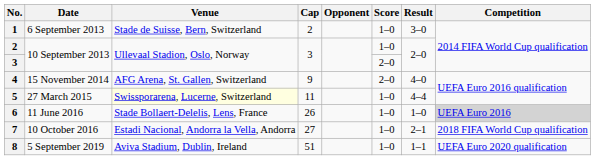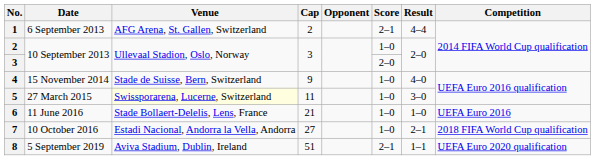(188, 29) Stade de Suisse, Bern, Switzerland -> (190, 29) AFG Arena, St. Gallen, Switzerland
(387, 29) 1–0 -> (387, 29) 2–1
(418, 29) 3–0 -> (418, 29) 4–4
(190, 79) AFG Arena, St. Gallen, Switzerland -> (188, 79) Stade de Suisse, Bern, Switzerland
(387, 79) 2–0 -> (387, 79) 1–0
(418, 96) 4–4 -> (418, 96) 3–0
(310, 113) 26 -> (310, 113) 21
(474, 113) lightgrey background -> (474, 113) no background
(387, 146) 1–0 -> (387, 146) 2–1
